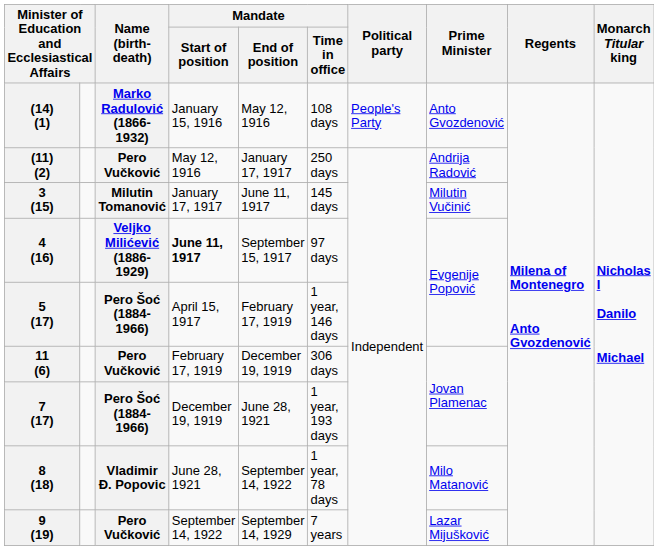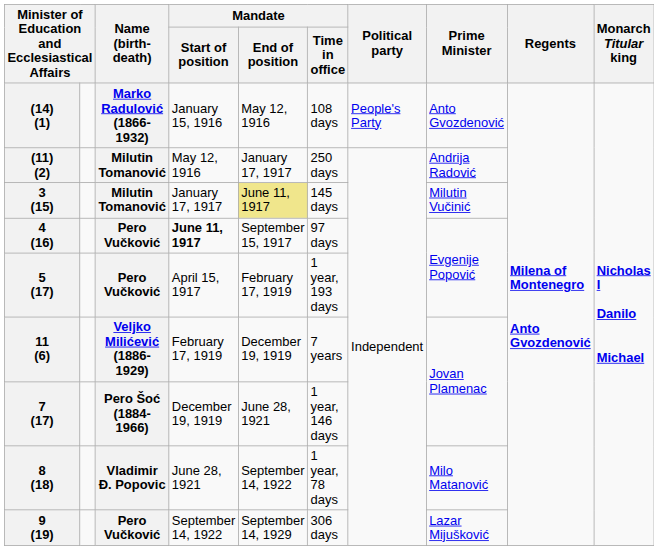(132, 165) Pero Vučković -> (132, 165) Milutin Tomanović
(266, 200) no background -> (266, 200) khaki background
(132, 250) Veljko Milićević (1886-1929) -> (132, 235) Pero Vučković
(132, 314) Pero Šoć (1884-1966) -> (132, 285) Pero Vučković
(325, 314) 1 year, 146 days -> (325, 285) 1 year, 193 days
(132, 364) Pero Vučković -> (132, 349) Veljko Milićević (1886-1929)
(324, 364) 306 days -> (326, 349) 7 years
(325, 413) 1 year, 193 days -> (325, 413) 1 year, 146 days
(326, 527) 7 years -> (324, 527) 306 days
